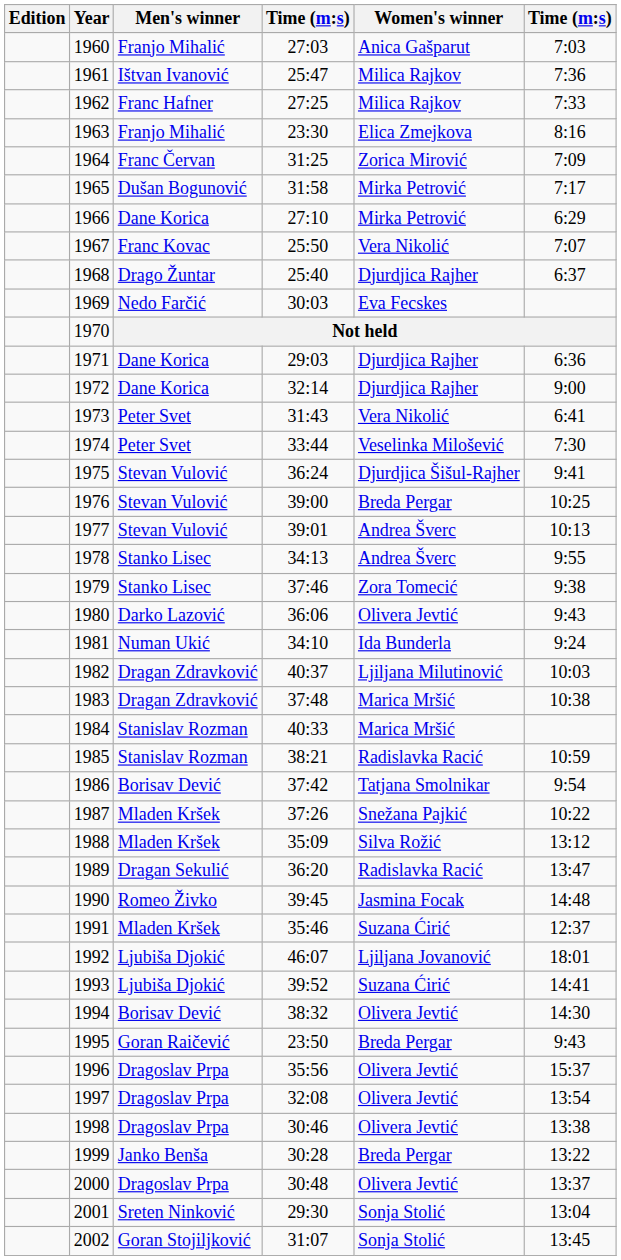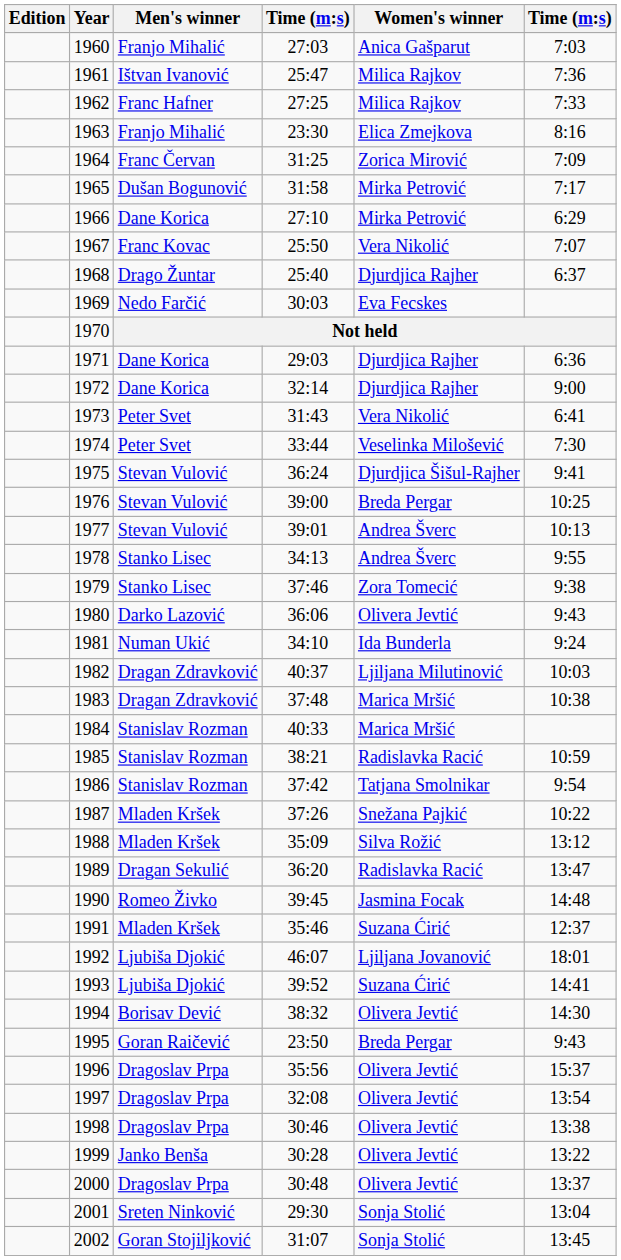(169, 786) Borisav Dević -> (183, 786) Stanislav Rozman
(405, 1155) Breda Pergar -> (408, 1155) Olivera Jevtić
